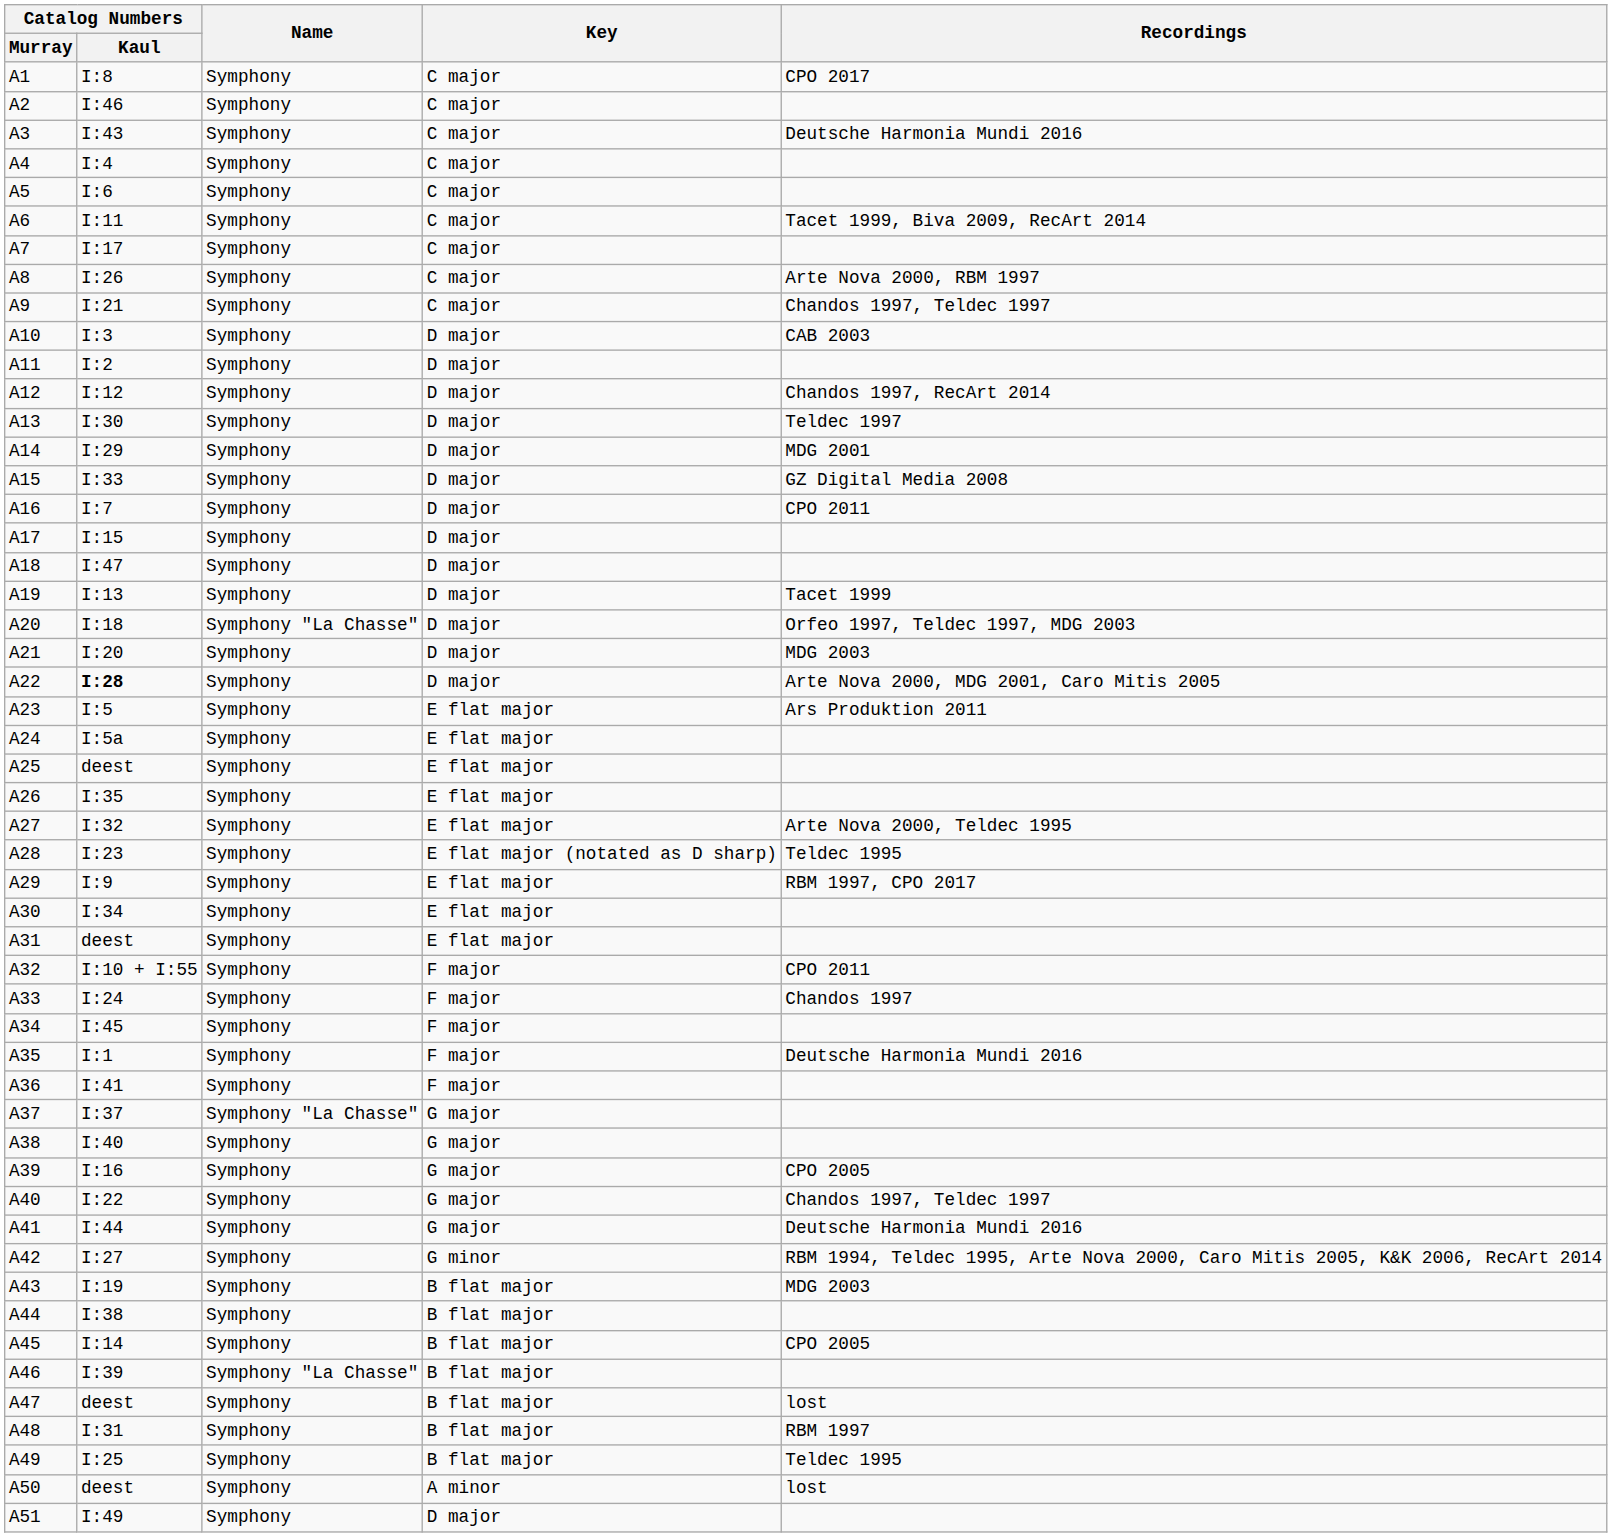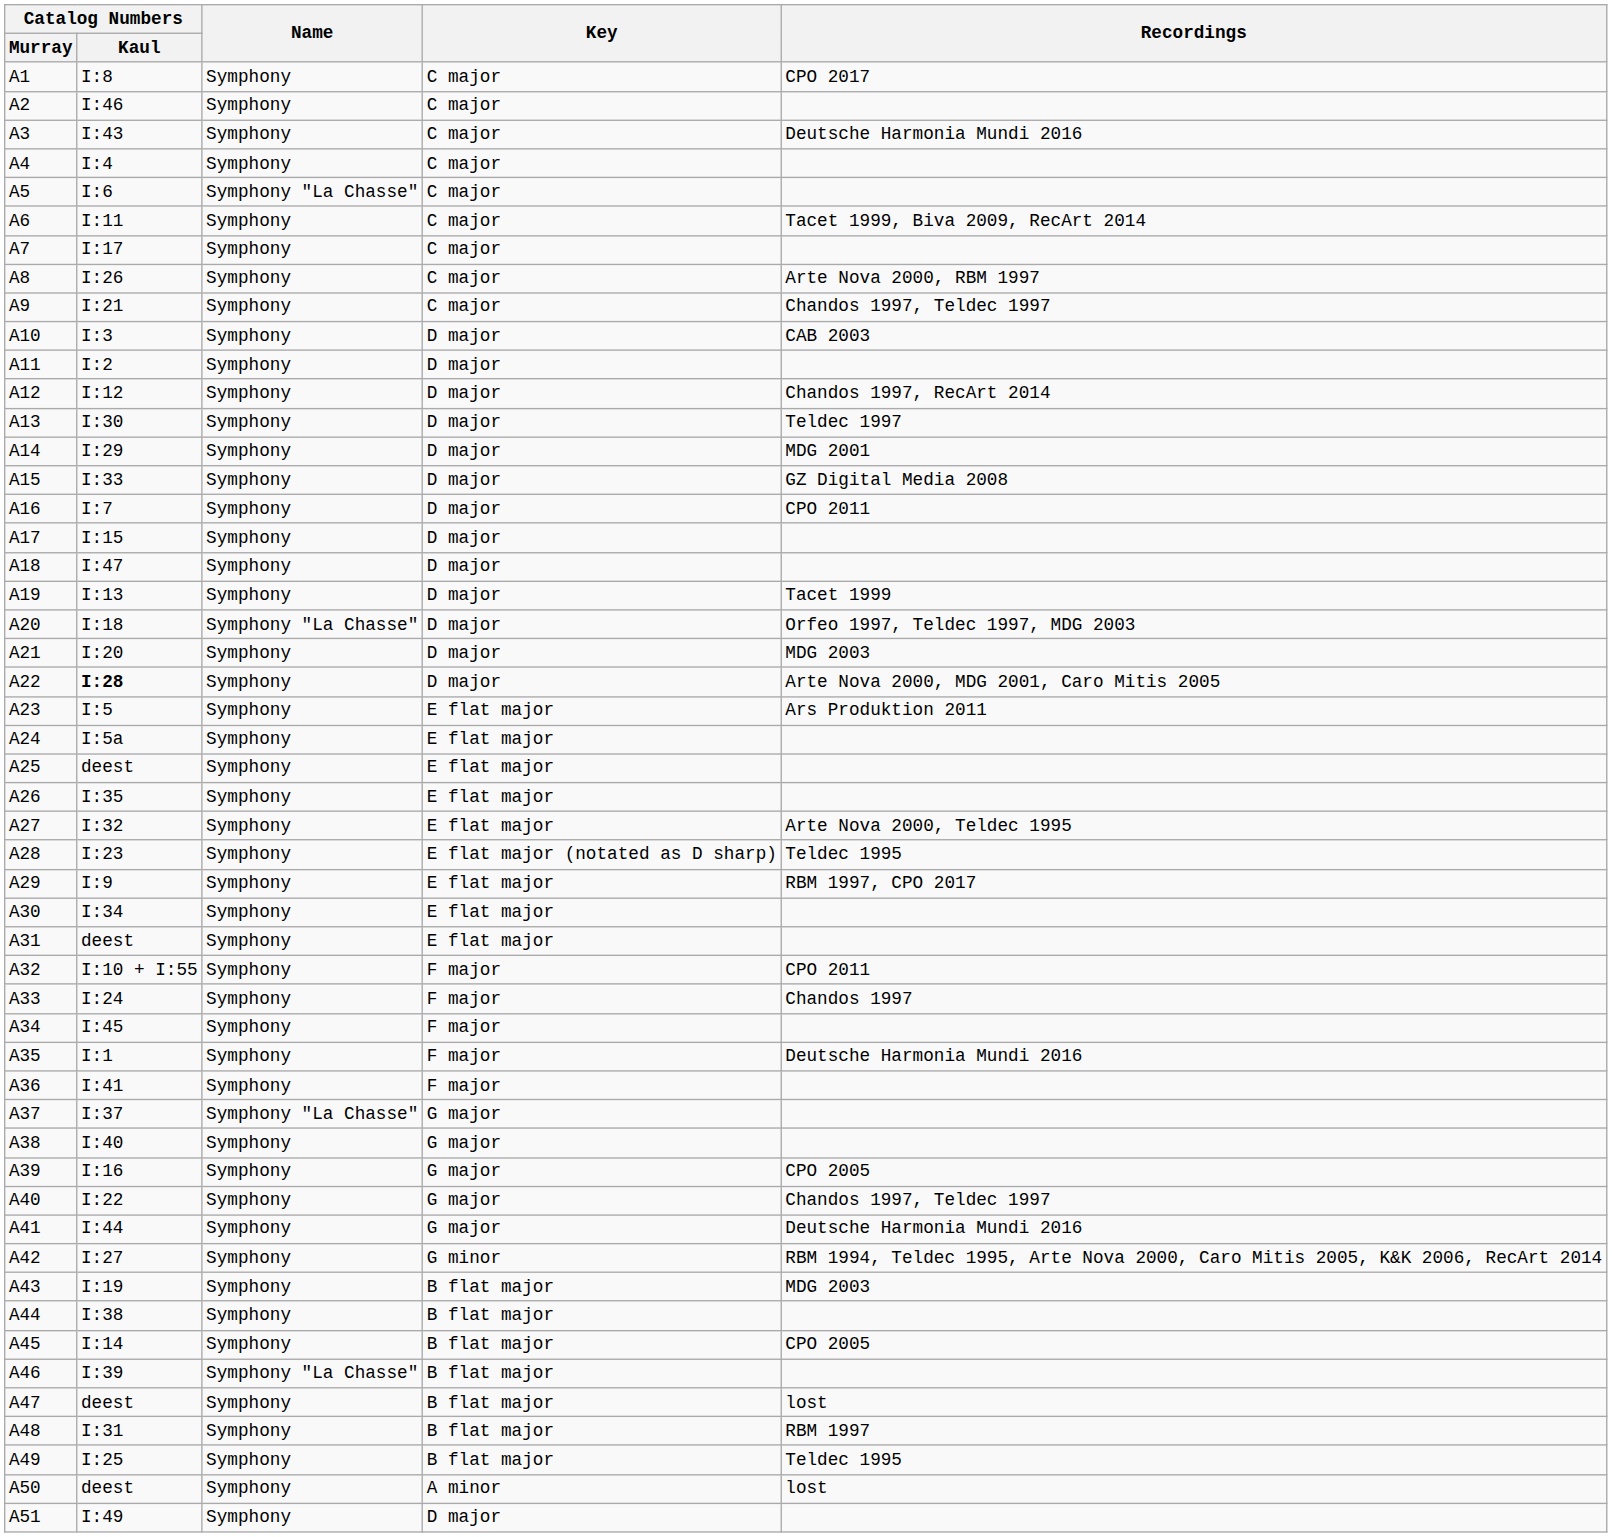(249, 192) Symphony -> (312, 192) Symphony "La Chasse"
